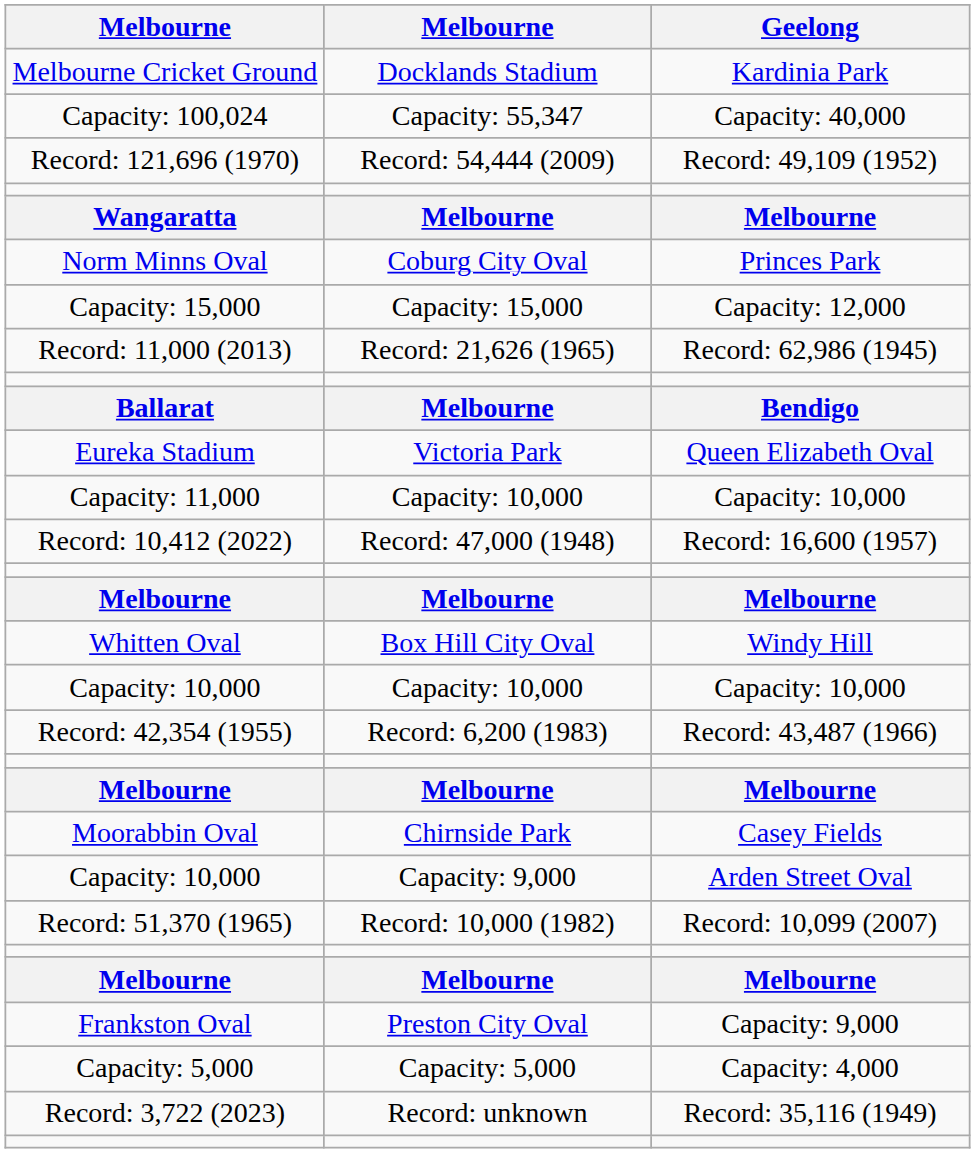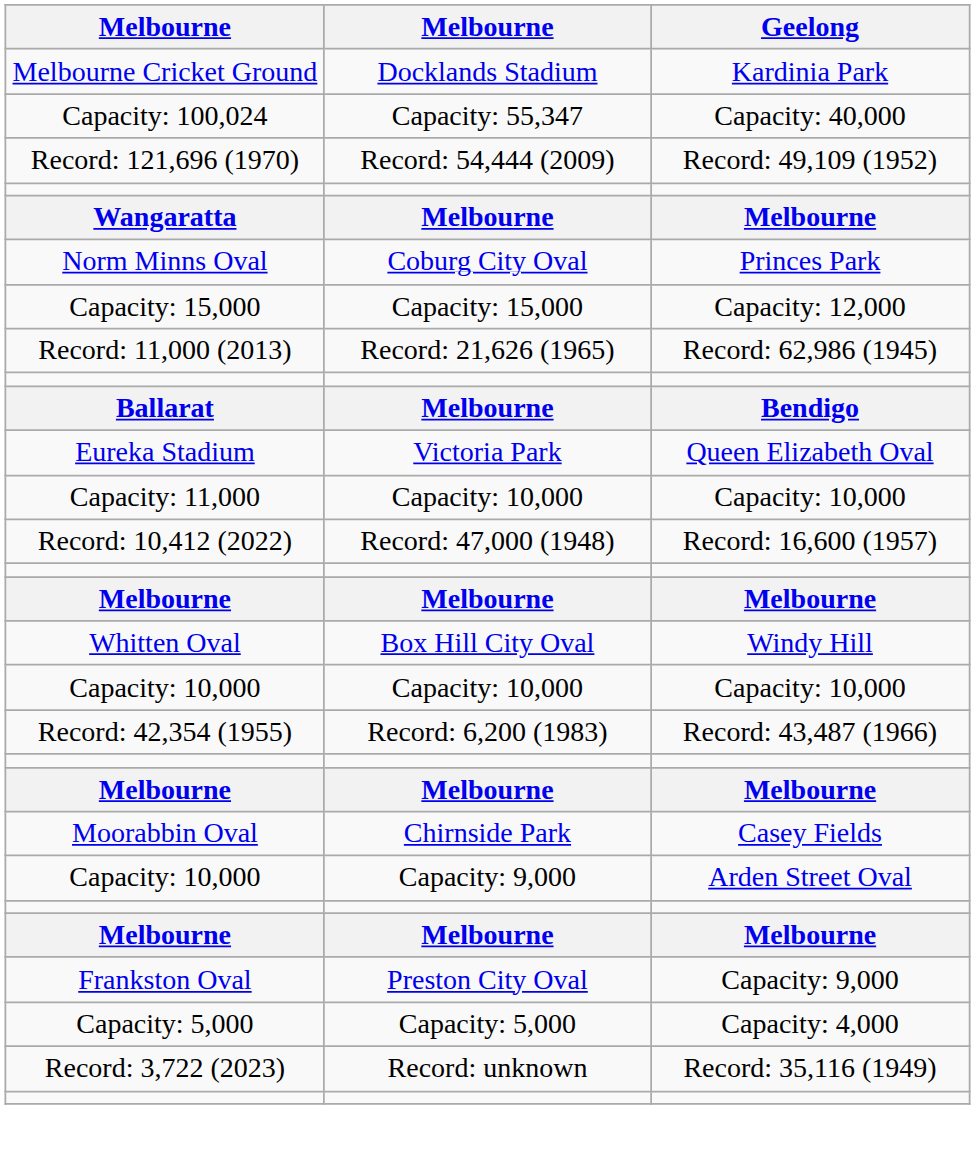- row: (165, 922)
